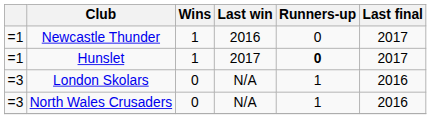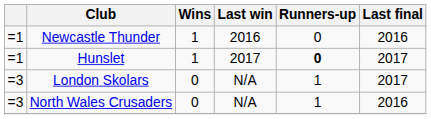(393, 37) 2017 -> (393, 37) 2016
(393, 80) 2016 -> (393, 80) 2017
